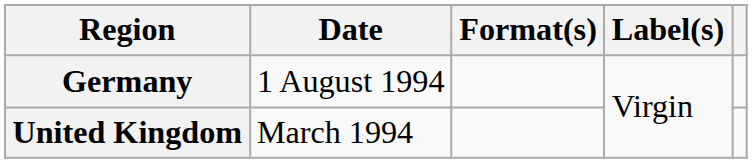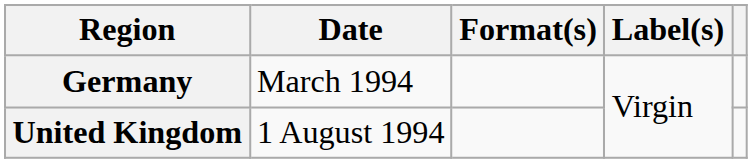(351, 81) 1 August 1994 -> (335, 81) March 1994
(335, 132) March 1994 -> (351, 132) 1 August 1994
